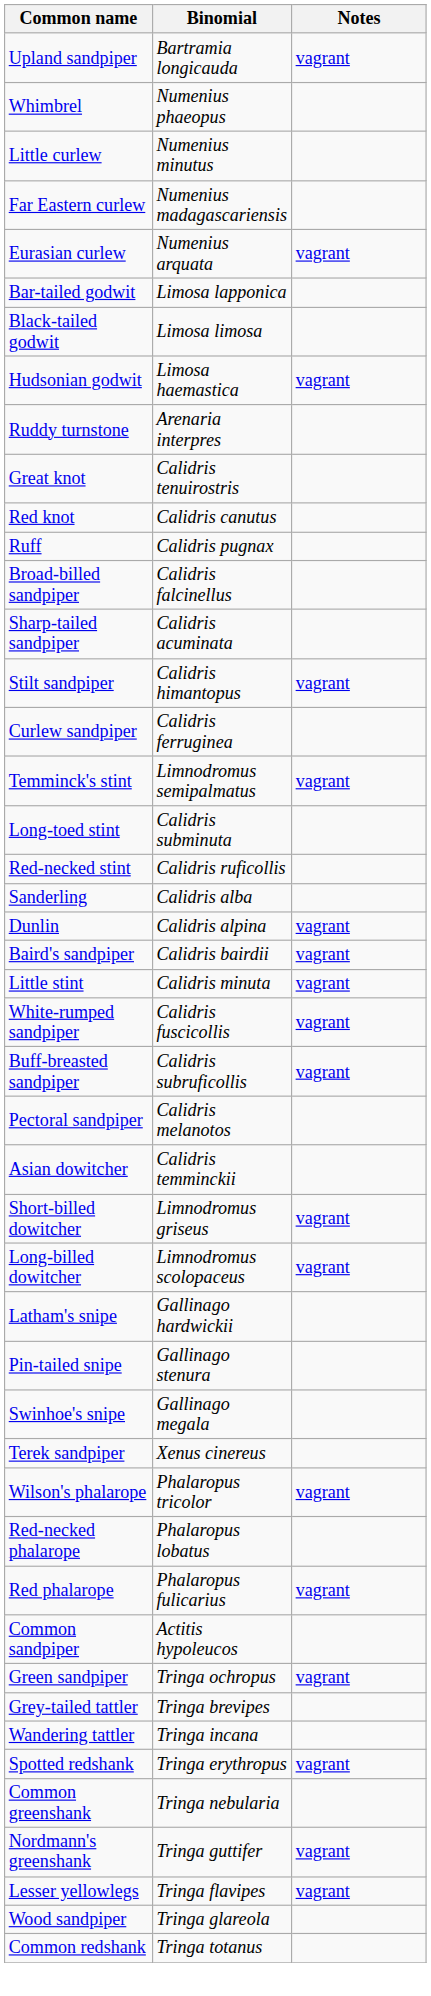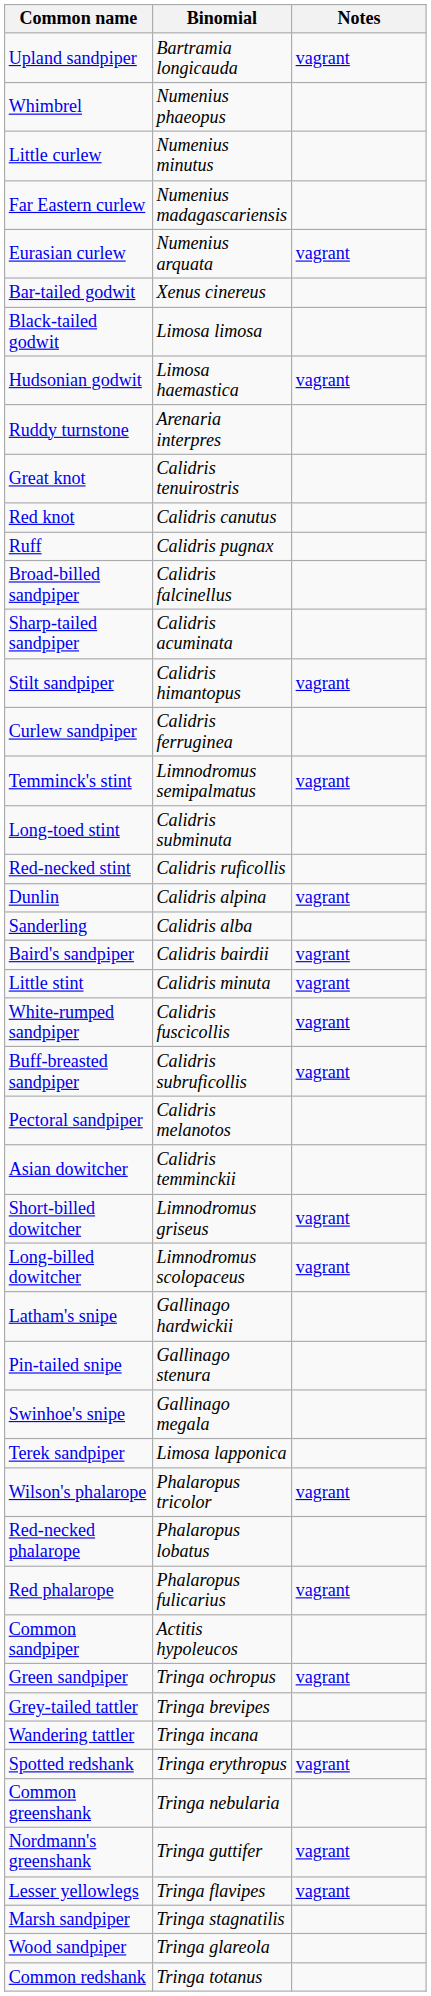(221, 292) Limosa lapponica -> (211, 292) Xenus cinereus
rows swapped: (48, 897) <-> (34, 926)
(211, 1453) Xenus cinereus -> (221, 1453) Limosa lapponica
+ row: (69, 1919)
